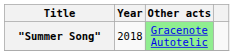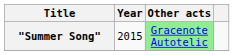(130, 36) 2018 -> (130, 36) 2015
